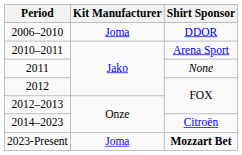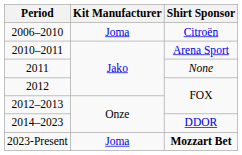(201, 31) DDOR -> (201, 31) Citroën
(201, 123) Citroën -> (201, 123) DDOR
